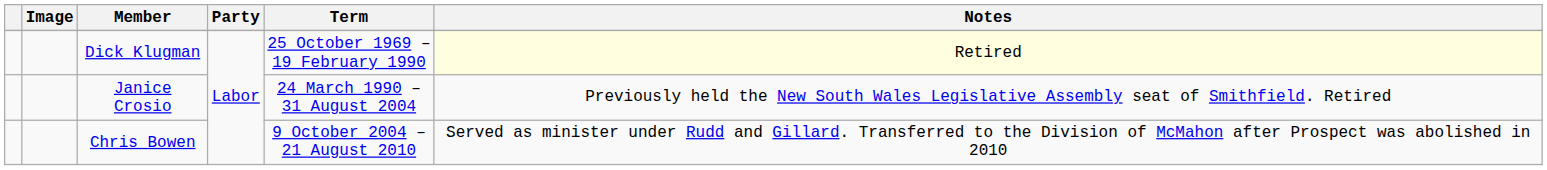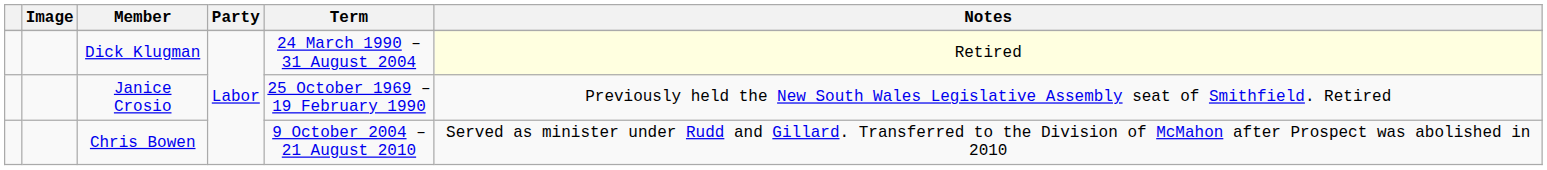(349, 53) 25 October 1969 – 19 February 1990 -> (349, 53) 24 March 1990 – 31 August 2004
(349, 97) 24 March 1990 – 31 August 2004 -> (349, 97) 25 October 1969 – 19 February 1990
